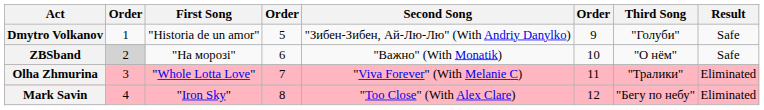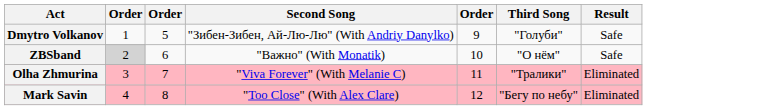- column: (204, 14)
